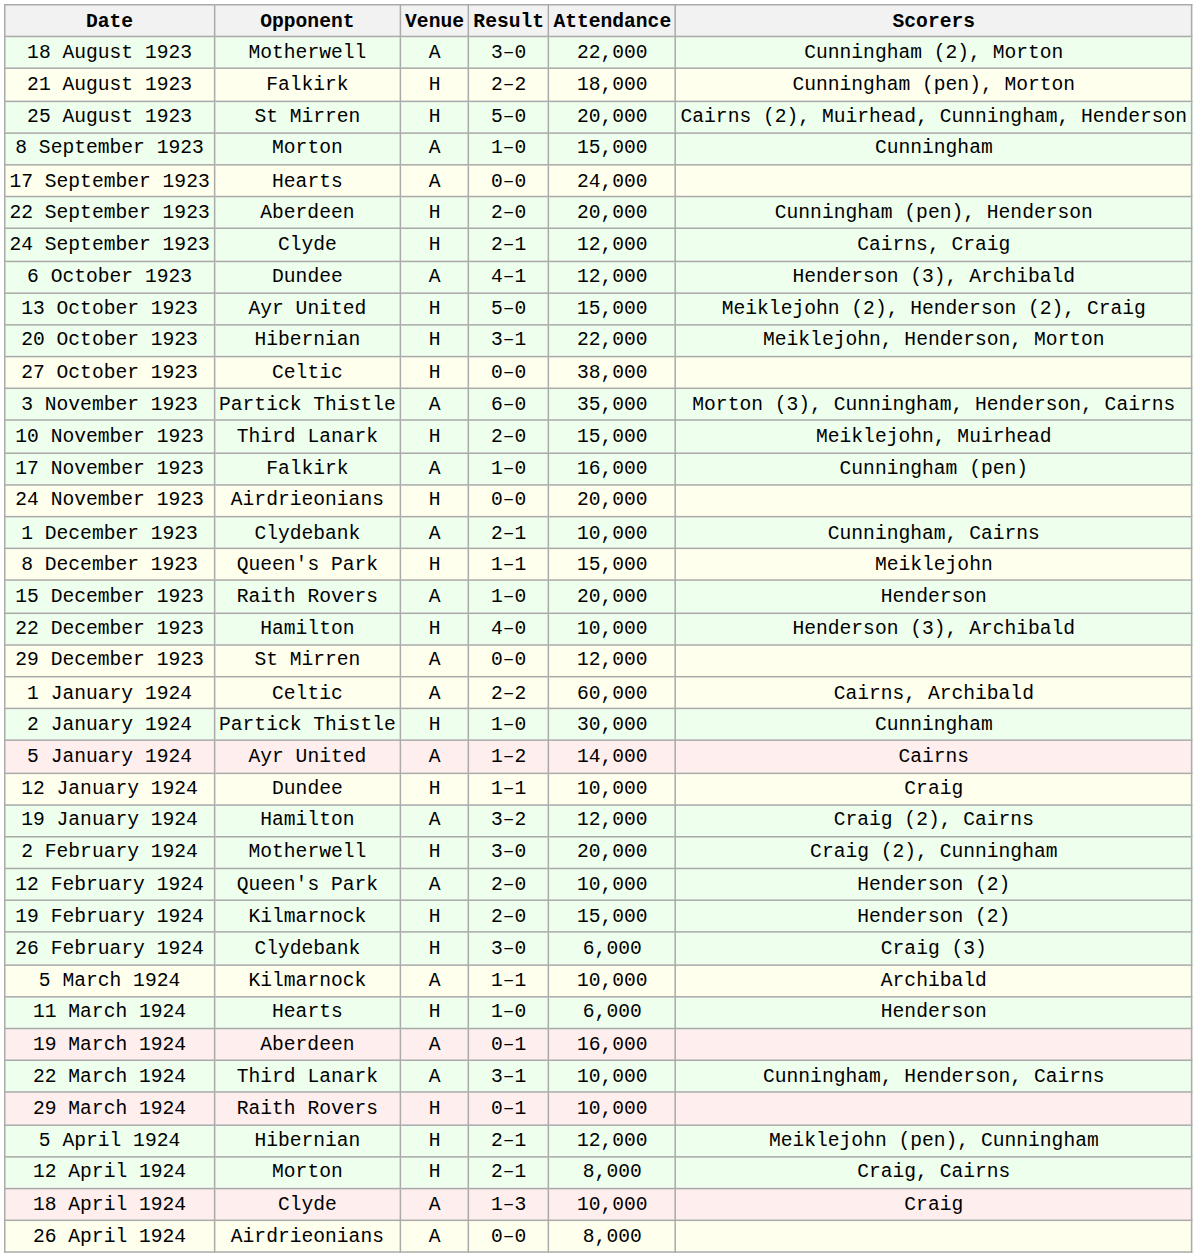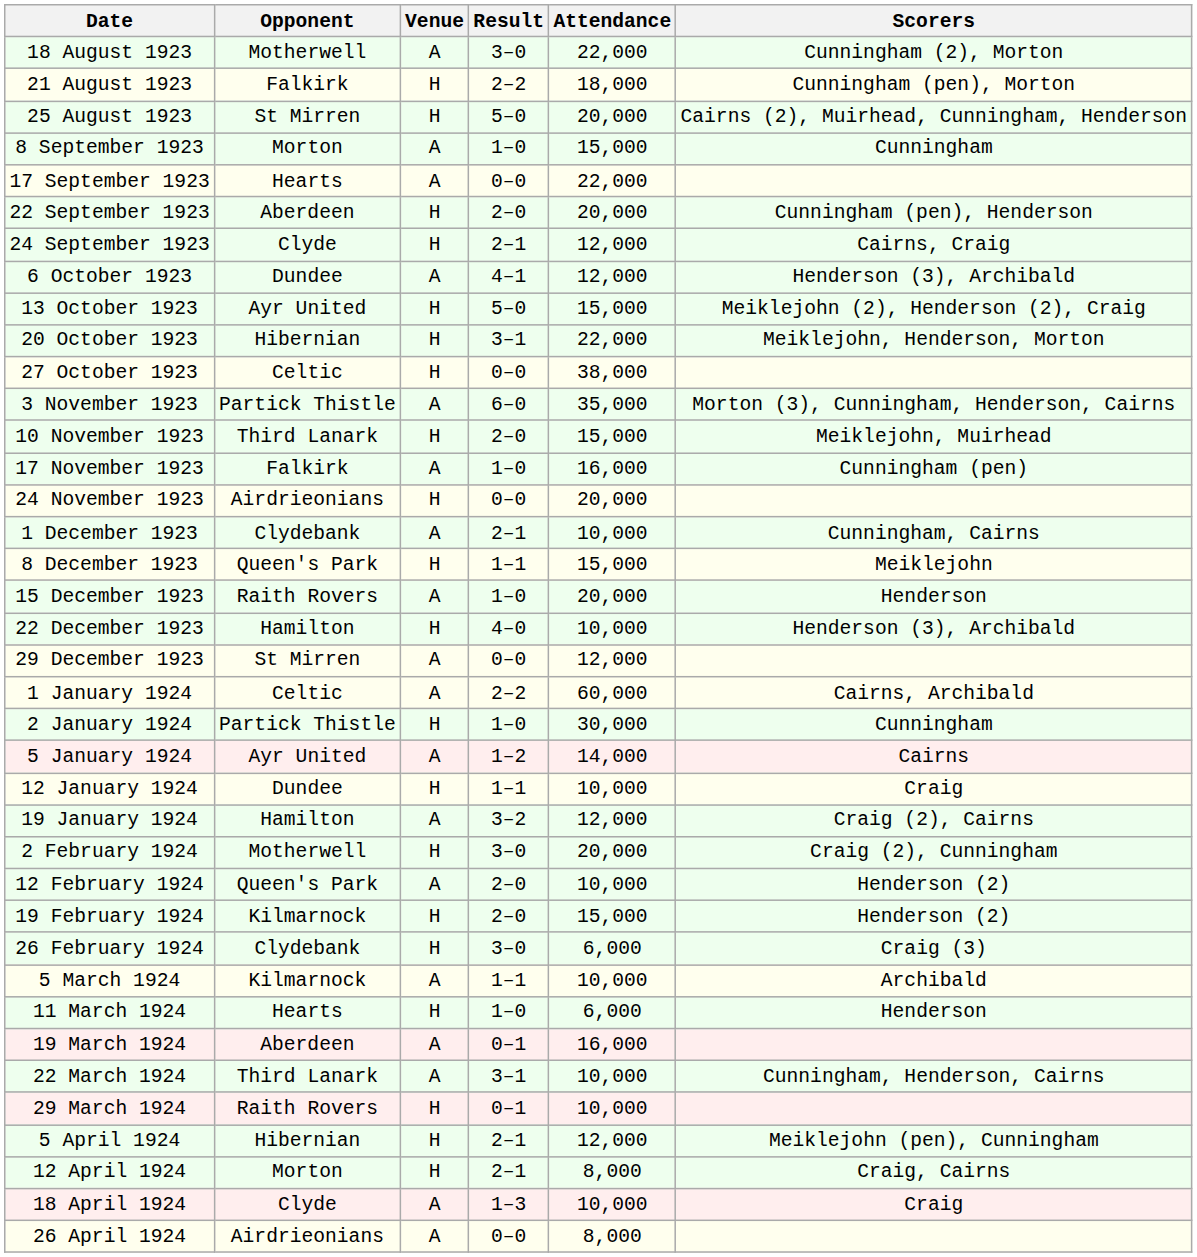(612, 181) 24,000 -> (612, 181) 22,000
